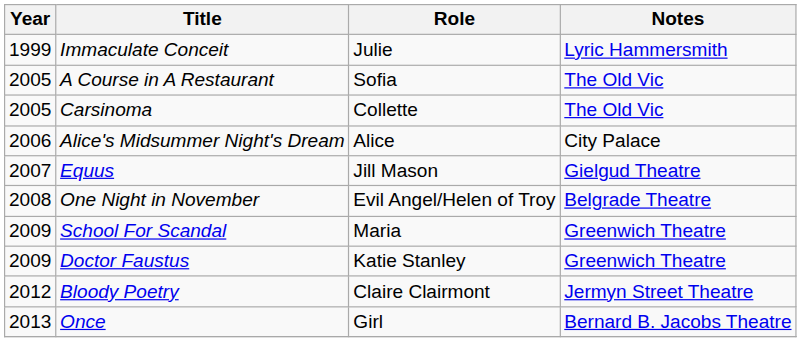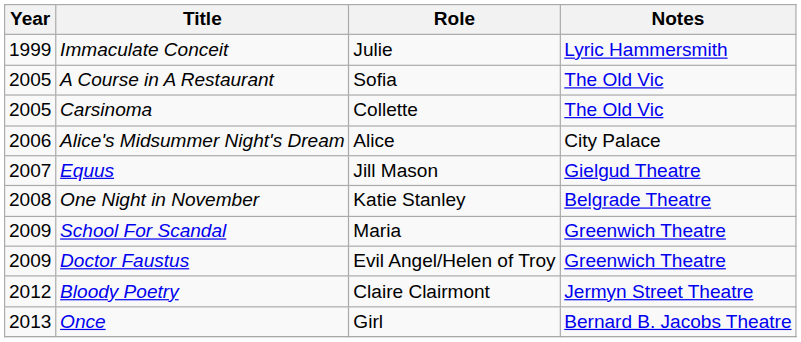(454, 200) Evil Angel/Helen of Troy -> (409, 200) Katie Stanley
(409, 261) Katie Stanley -> (454, 261) Evil Angel/Helen of Troy
